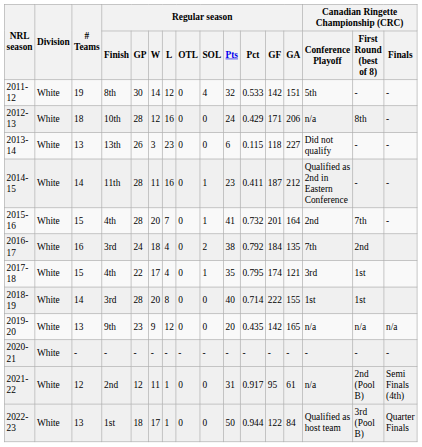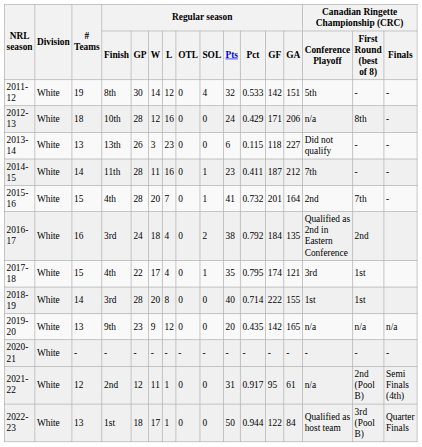(327, 183) Qualified as 2nd in Eastern Conference -> (311, 172) 7th
(311, 247) 7th -> (327, 236) Qualified as 2nd in Eastern Conference
